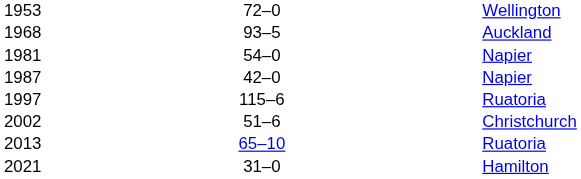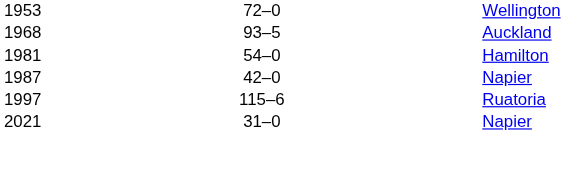(507, 55) Napier -> (516, 55) Hamilton
- row: (23, 121)
- row: (23, 144)
(516, 166) Hamilton -> (507, 121) Napier
